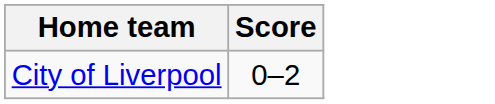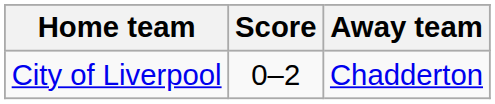+ column: (406, 27)
